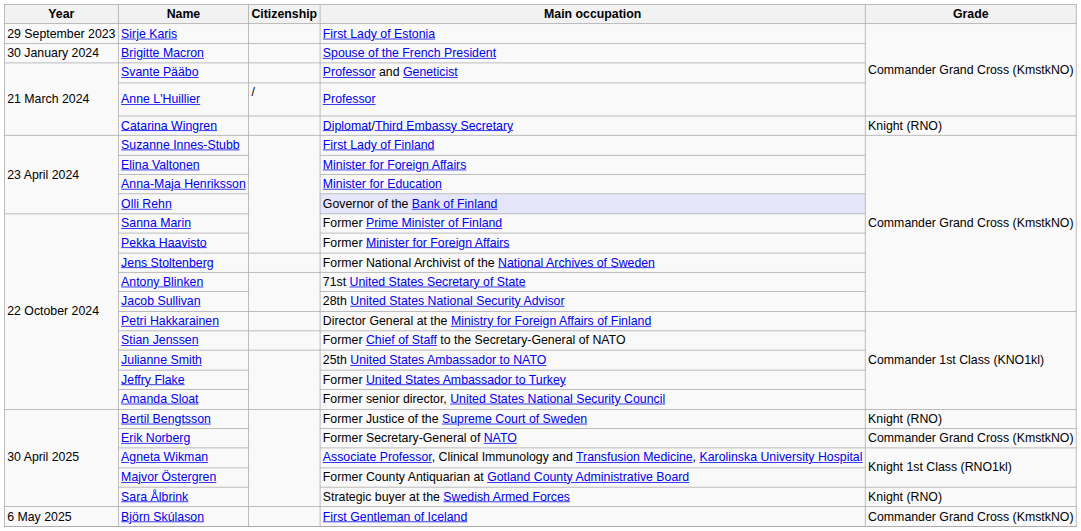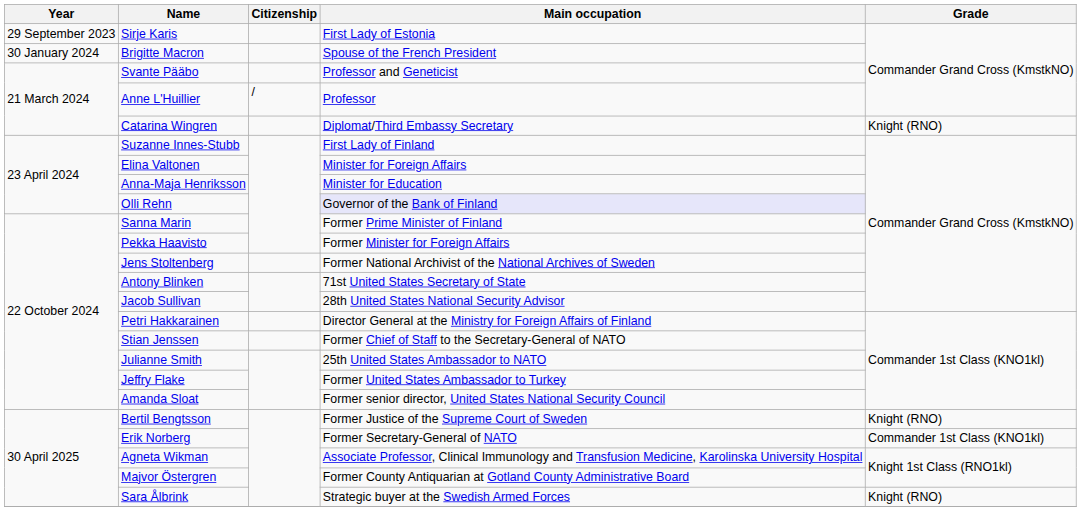(971, 438) Commander Grand Cross (KmstkNO) -> (956, 438) Commander 1st Class (KNO1kl)
- row: (163, 516)
